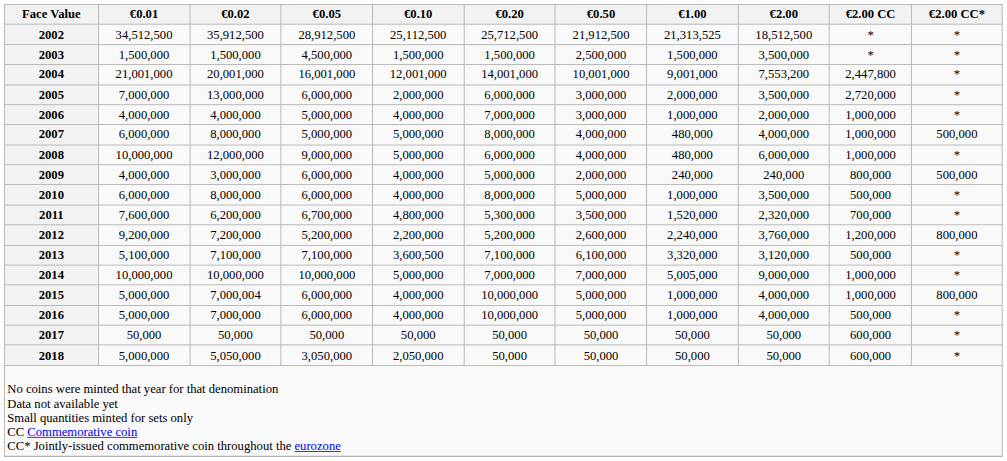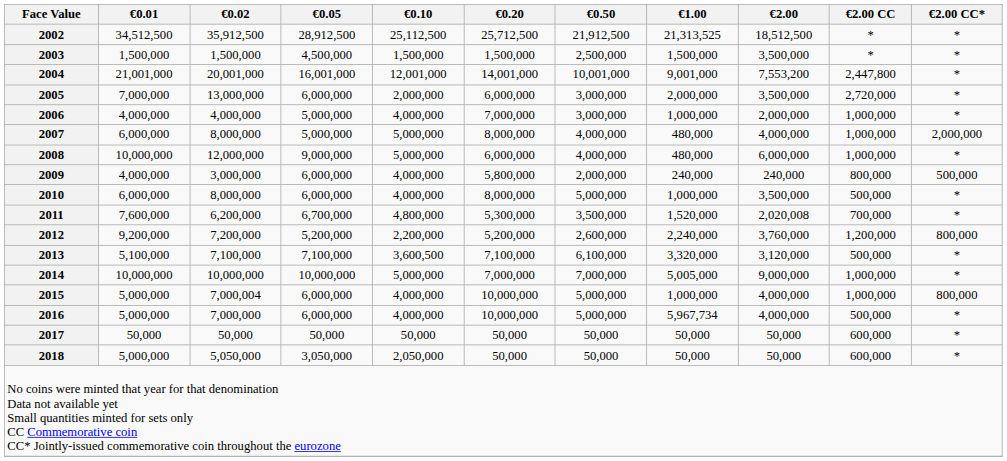(957, 134) 500,000 -> (957, 134) 2,000,000
(510, 174) 5,000,000 -> (510, 174) 5,800,000
(784, 214) 2,320,000 -> (784, 214) 2,020,008
(692, 315) 1,000,000 -> (692, 315) 5,967,734
